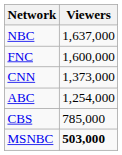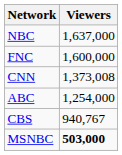(89, 77) 1,373,000 -> (89, 77) 1,373,008
(84, 118) 785,000 -> (84, 118) 940,767
